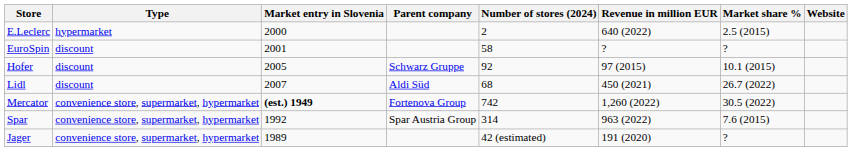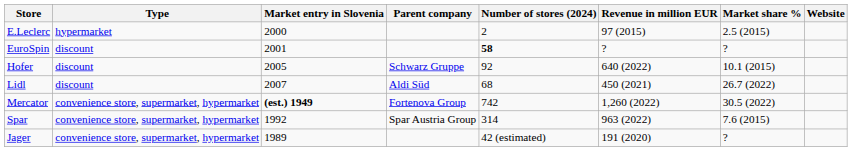(626, 31) 640 (2022) -> (623, 31) 97 (2015)
(487, 48) normal -> (487, 48) bold
(623, 66) 97 (2015) -> (626, 66) 640 (2022)
